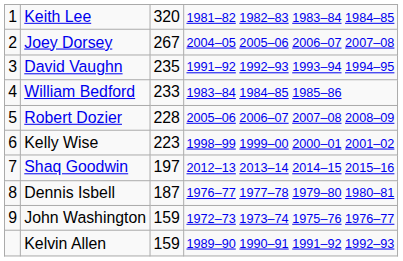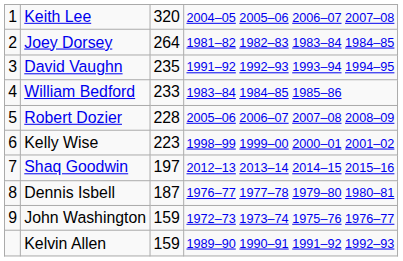(290, 17) 1981–82 1982–83 1983–84 1984–85 -> (290, 17) 2004–05 2005–06 2006–07 2007–08
(167, 42) 267 -> (167, 42) 264
(290, 42) 2004–05 2005–06 2006–07 2007–08 -> (290, 42) 1981–82 1982–83 1983–84 1984–85
